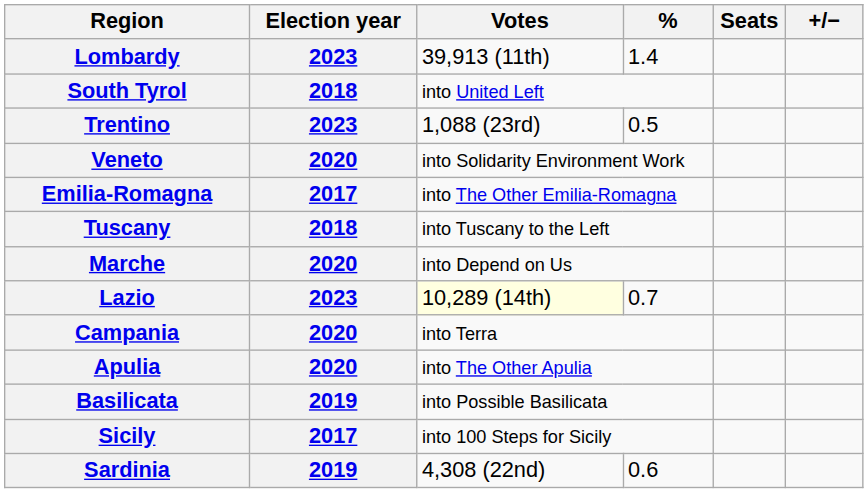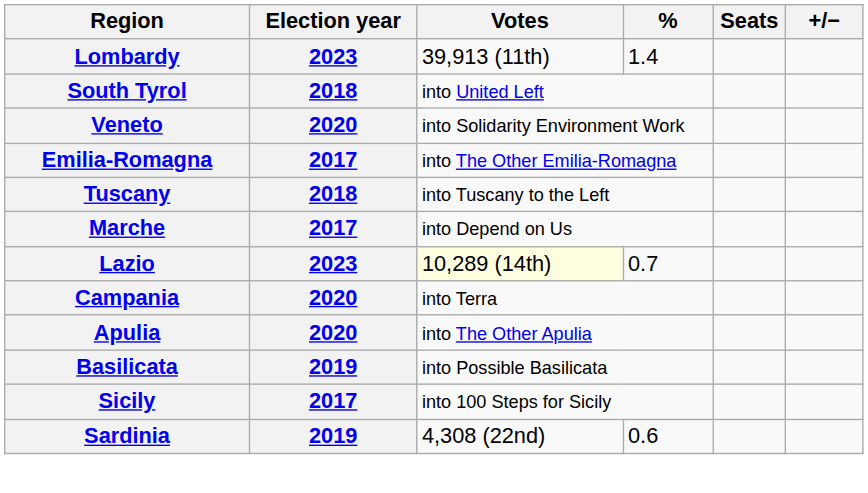- row: (127, 125)
(333, 263) 2020 -> (333, 228) 2017
